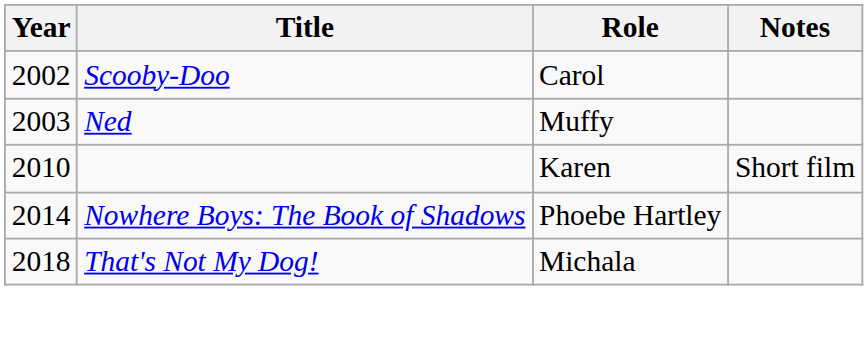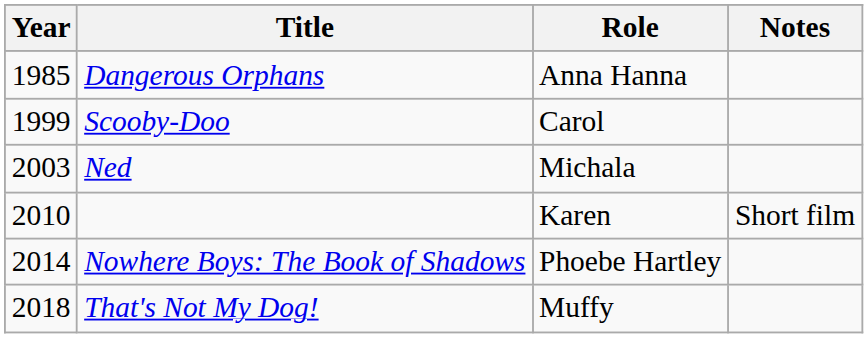+ row: (204, 74)
(41, 74) 2002 -> (41, 121) 1999
(576, 121) Muffy -> (587, 167) Michala
(587, 261) Michala -> (576, 307) Muffy
